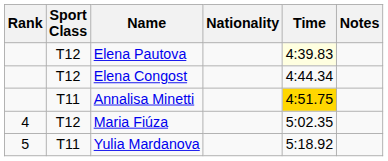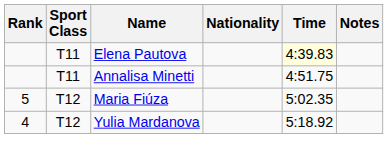(68, 54) T12 -> (68, 54) T11
- row: (140, 76)
(309, 99) gold background -> (309, 76) no background
(25, 122) 4 -> (25, 99) 5
(25, 144) 5 -> (25, 122) 4
(68, 144) T11 -> (68, 122) T12
